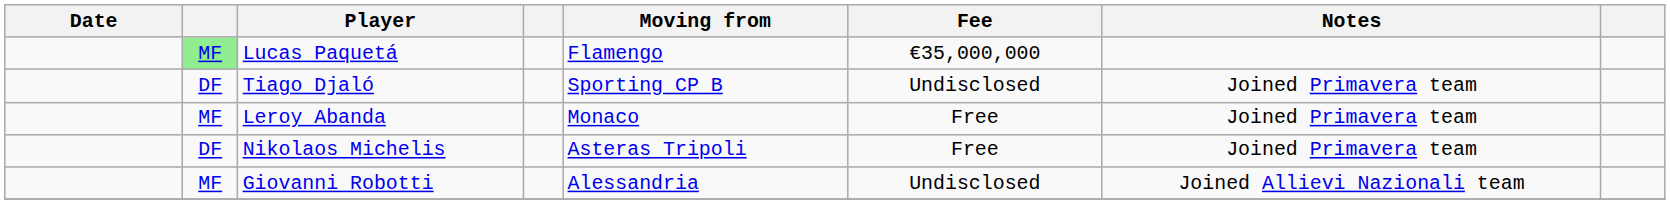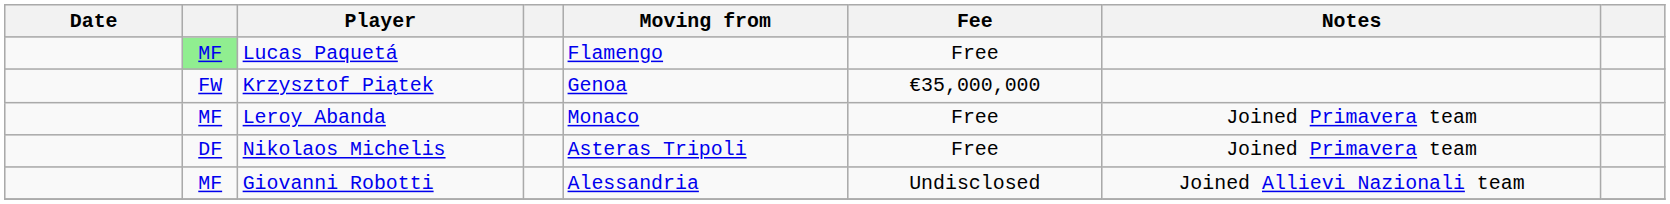(975, 53) €35,000,000 -> (975, 53) Free
+ row: (338, 86)
- row: (308, 86)
